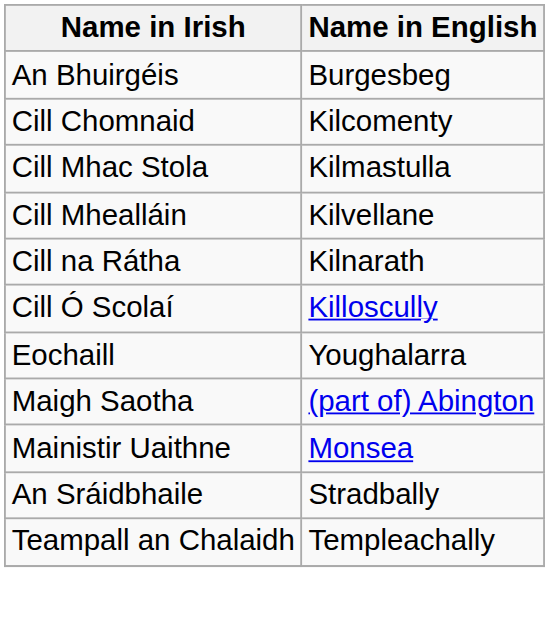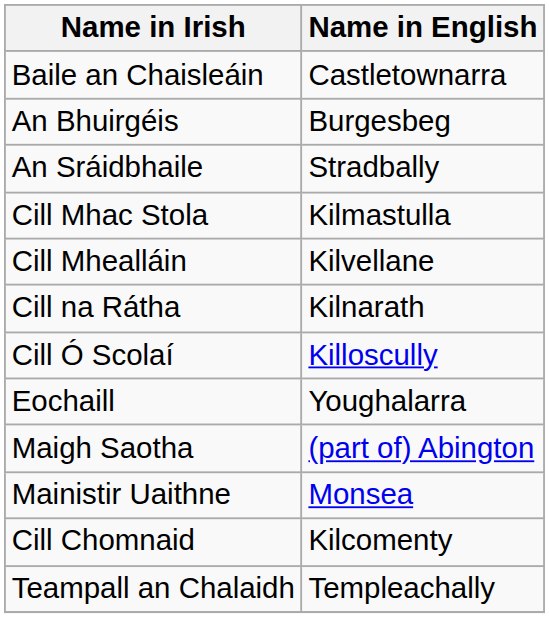+ row: (138, 74)
rows swapped: (103, 121) <-> (107, 494)
